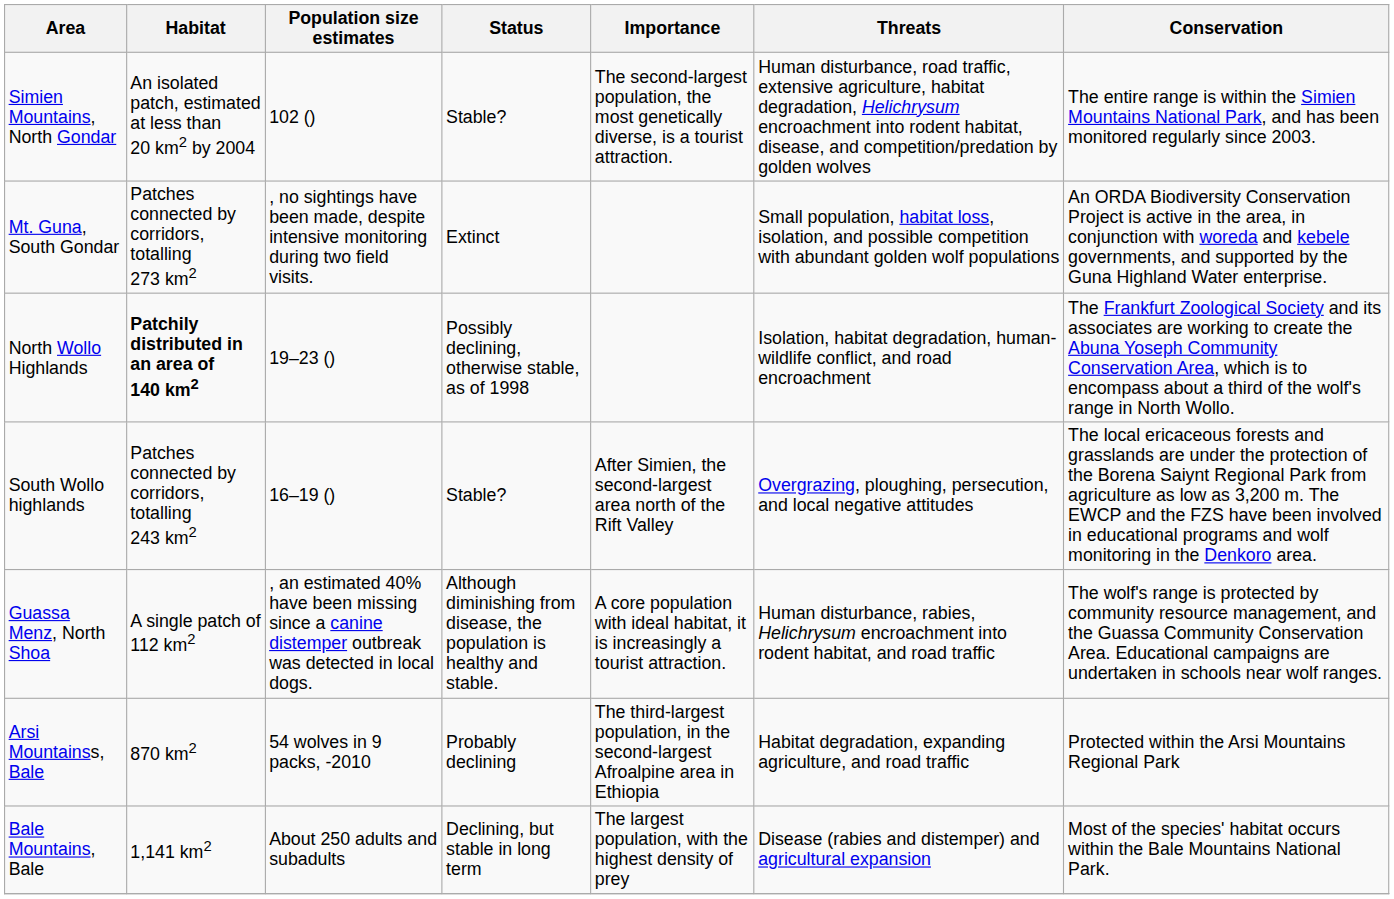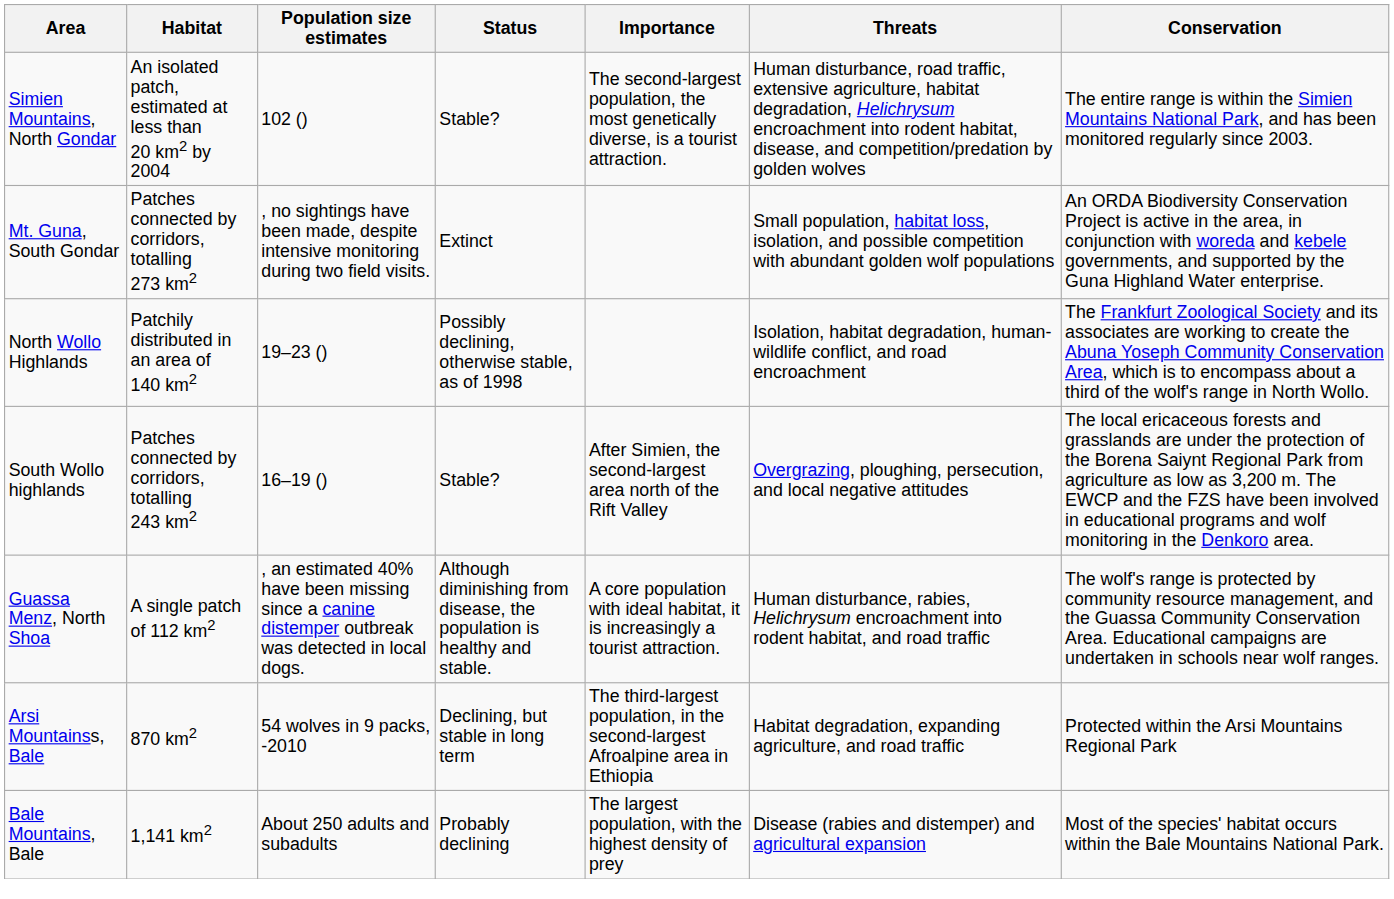(187, 357) bold -> (181, 352) normal
(481, 751) Probably declining -> (493, 736) Declining, but stable in long term
(500, 849) Declining, but stable in long term -> (474, 834) Probably declining
